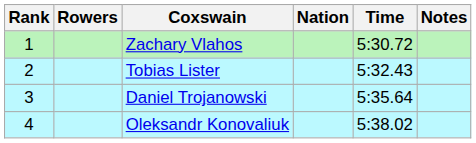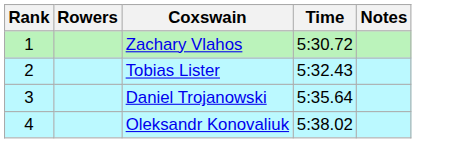- column: (323, 17)
